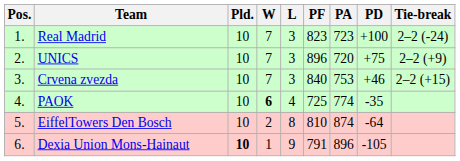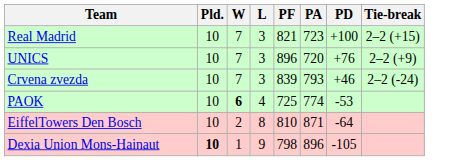- column: (19, 15)
(317, 36) 823 -> (287, 36) 821
(423, 36) 2–2 (-24) -> (393, 36) 2–2 (+15)
(374, 58) +75 -> (344, 58) +76
(317, 79) 840 -> (287, 79) 839
(344, 79) 753 -> (314, 79) 793
(423, 79) 2–2 (+15) -> (393, 79) 2–2 (-24)
(374, 101) -35 -> (344, 101) -53
(344, 123) 874 -> (314, 123) 871
(317, 144) 791 -> (287, 144) 798
